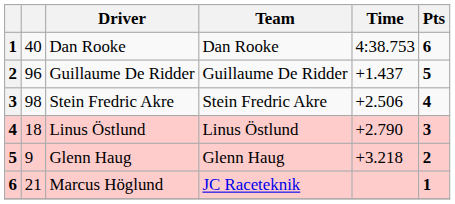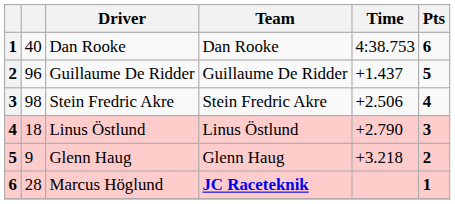(33, 185) 21 -> (33, 185) 28
(251, 185) normal -> (256, 185) bold
